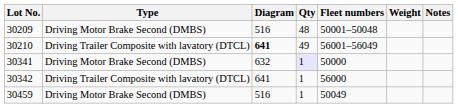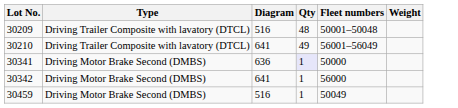- column: (438, 12)
(125, 29) Driving Motor Brake Second (DMBS) -> (147, 29) Driving Trailer Composite with lavatory (DTCL)
(262, 45) bold -> (262, 45) normal
(262, 62) 632 -> (262, 62) 636
(147, 78) Driving Trailer Composite with lavatory (DTCL) -> (125, 78) Driving Motor Brake Second (DMBS)
